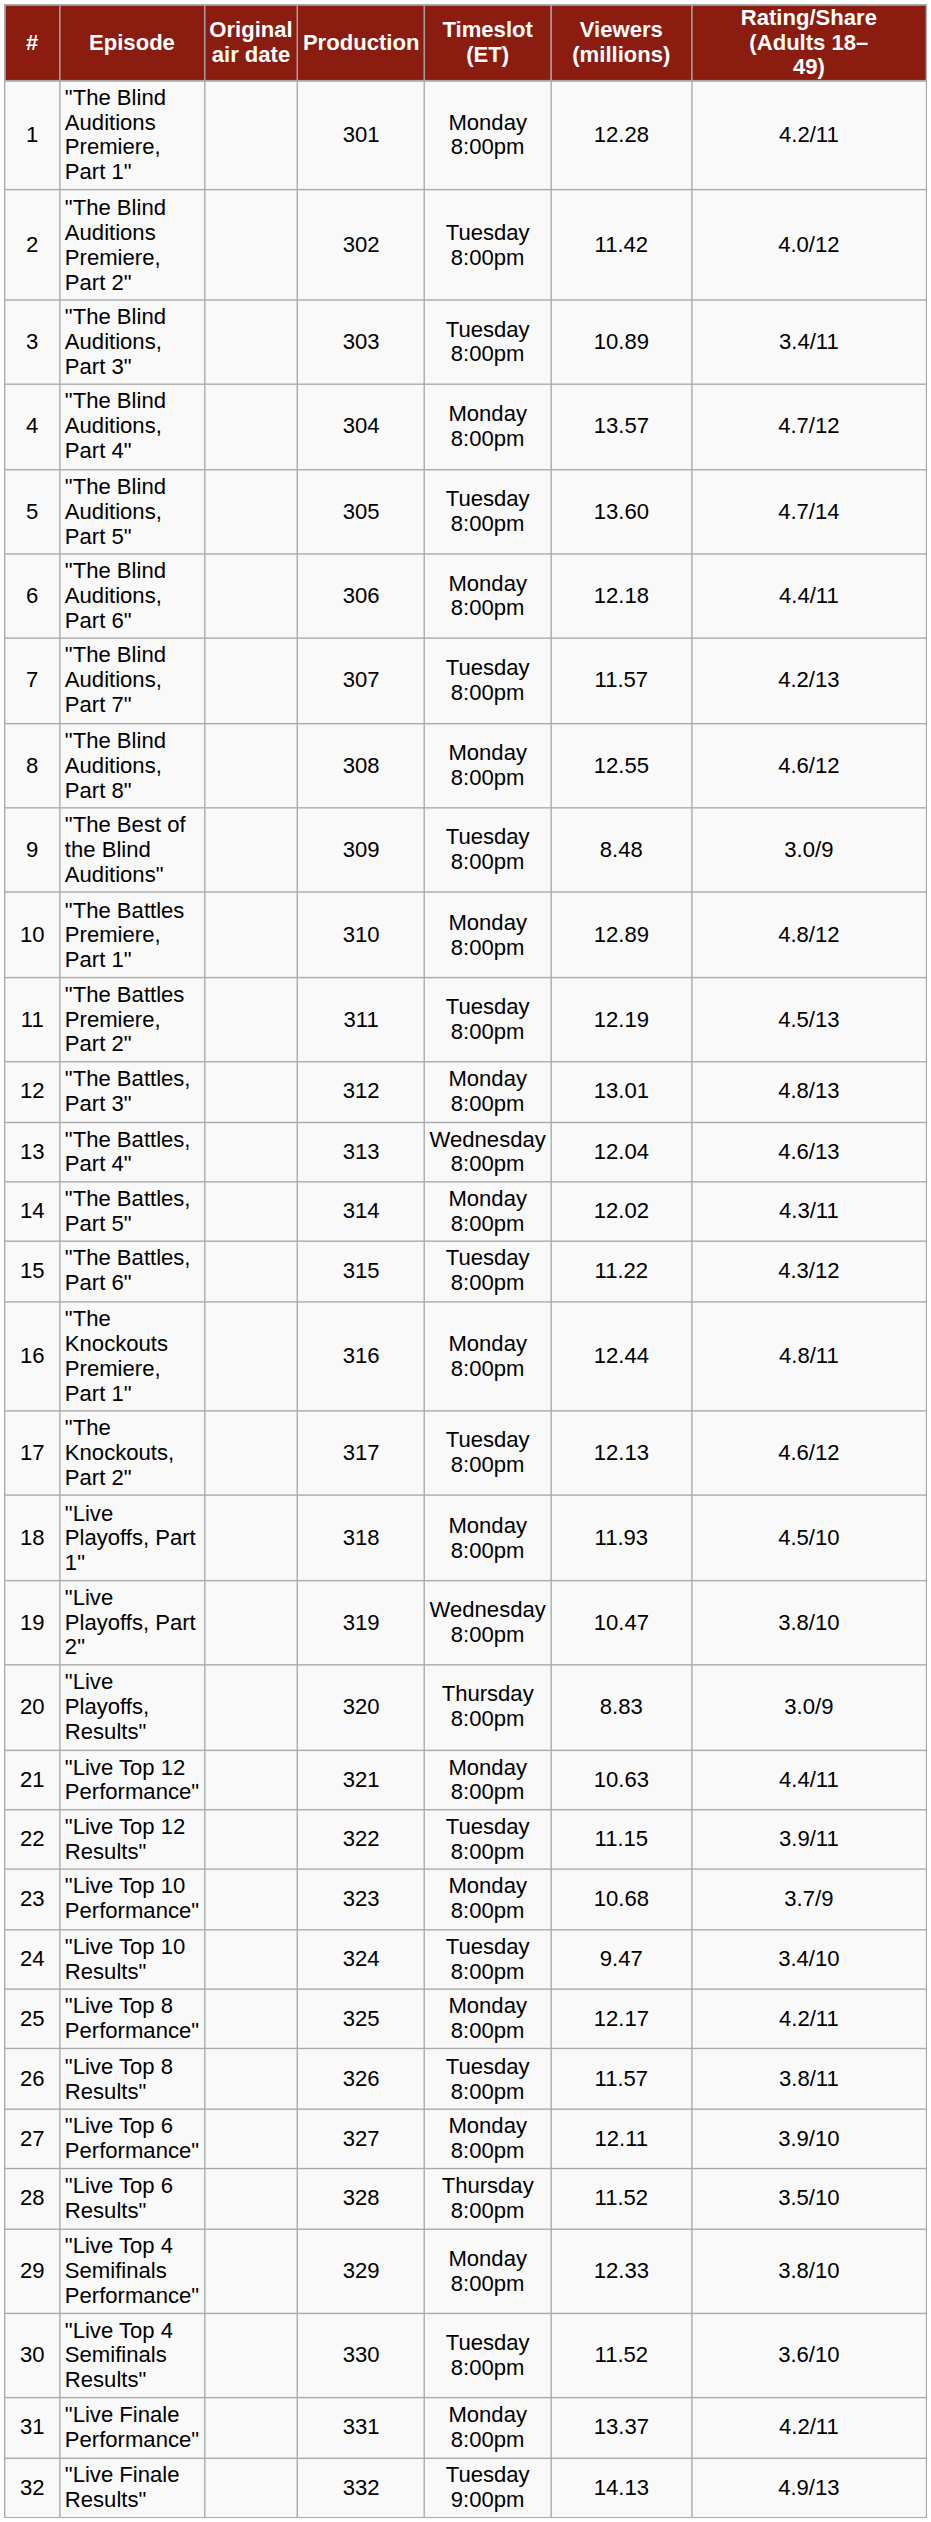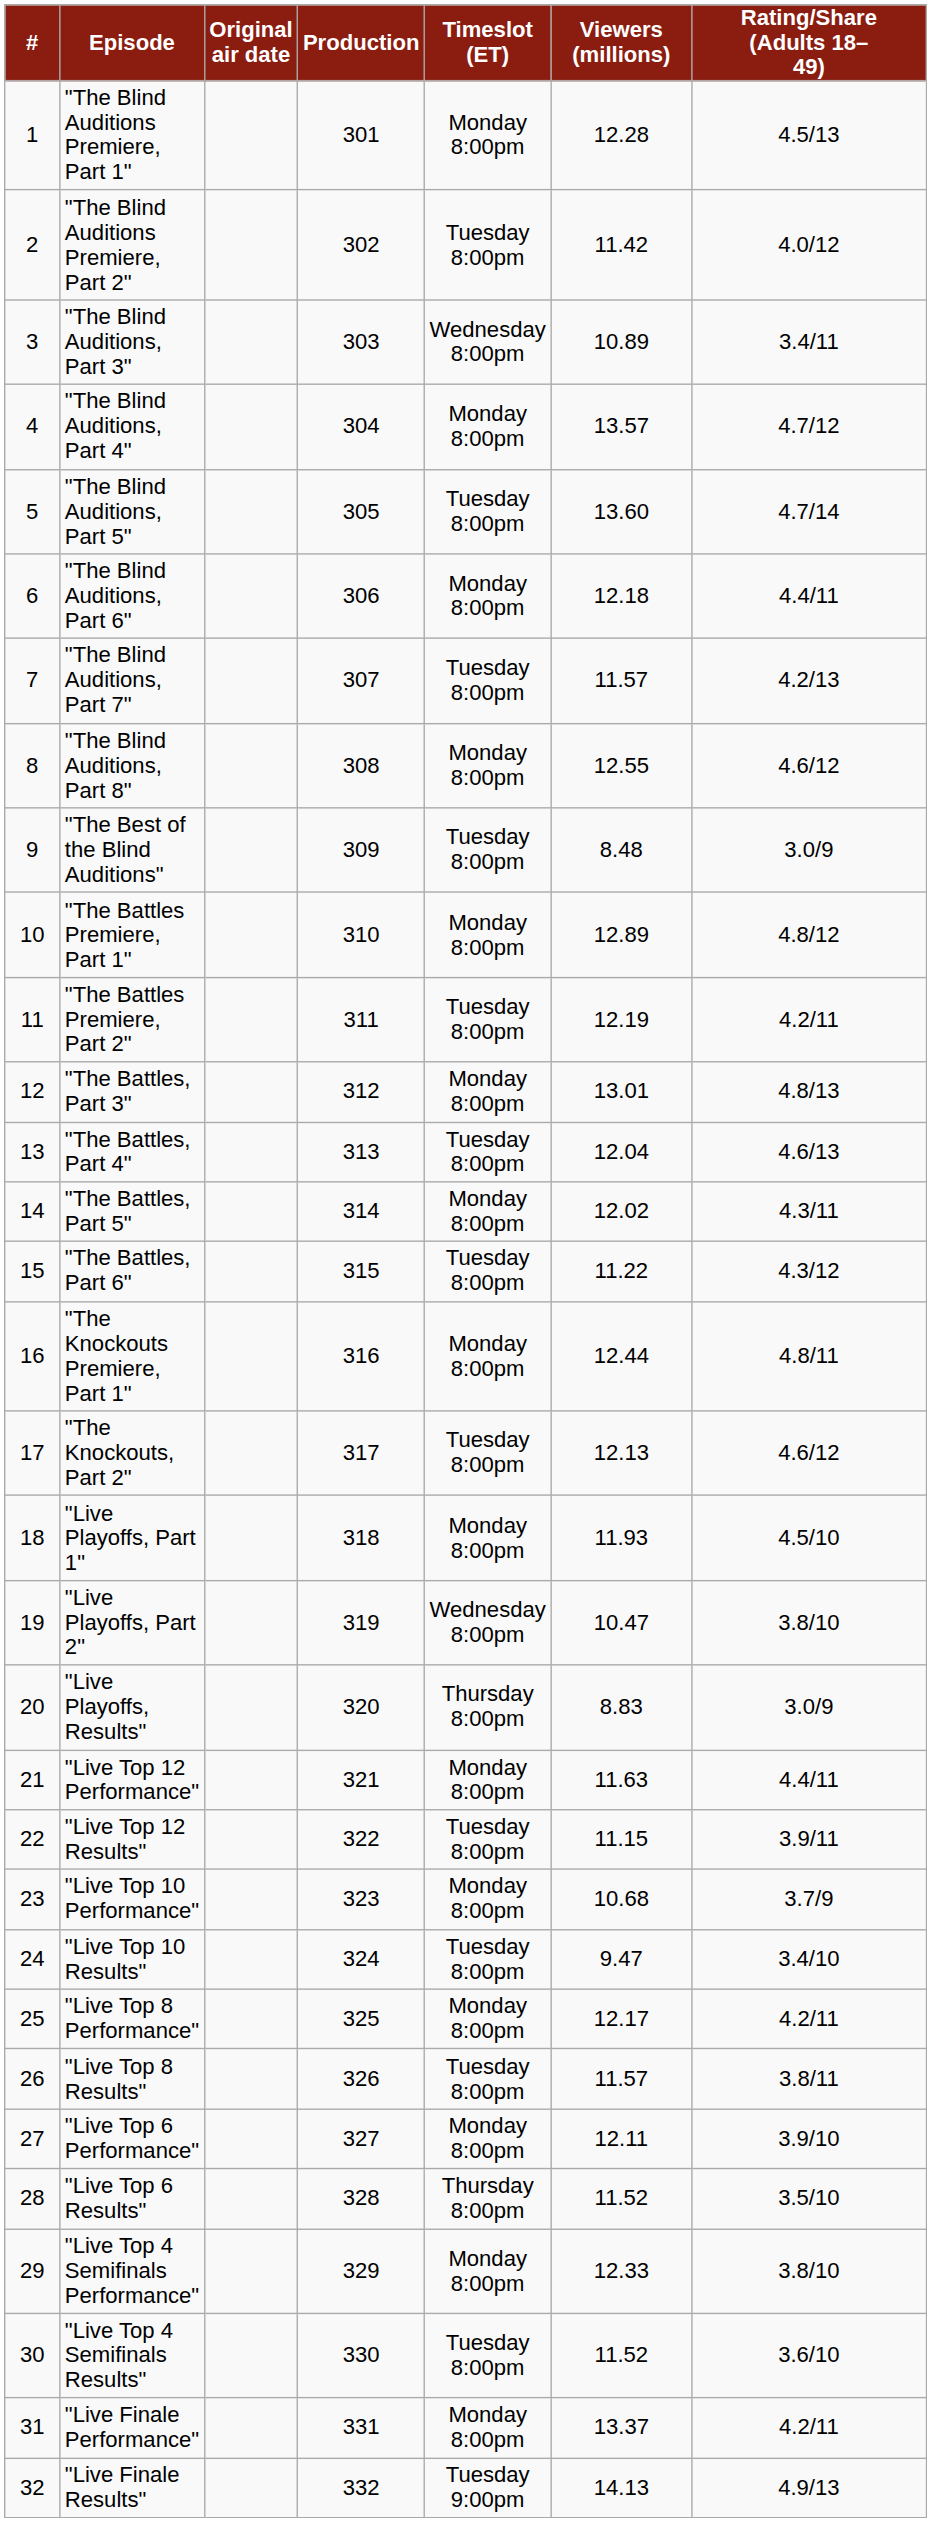(809, 135) 4.2/11 -> (809, 135) 4.5/13
(488, 341) Tuesday 8:00pm -> (488, 341) Wednesday 8:00pm
(809, 1019) 4.5/13 -> (809, 1019) 4.2/11
(488, 1151) Wednesday 8:00pm -> (488, 1151) Tuesday 8:00pm
(621, 1779) 10.63 -> (621, 1779) 11.63
